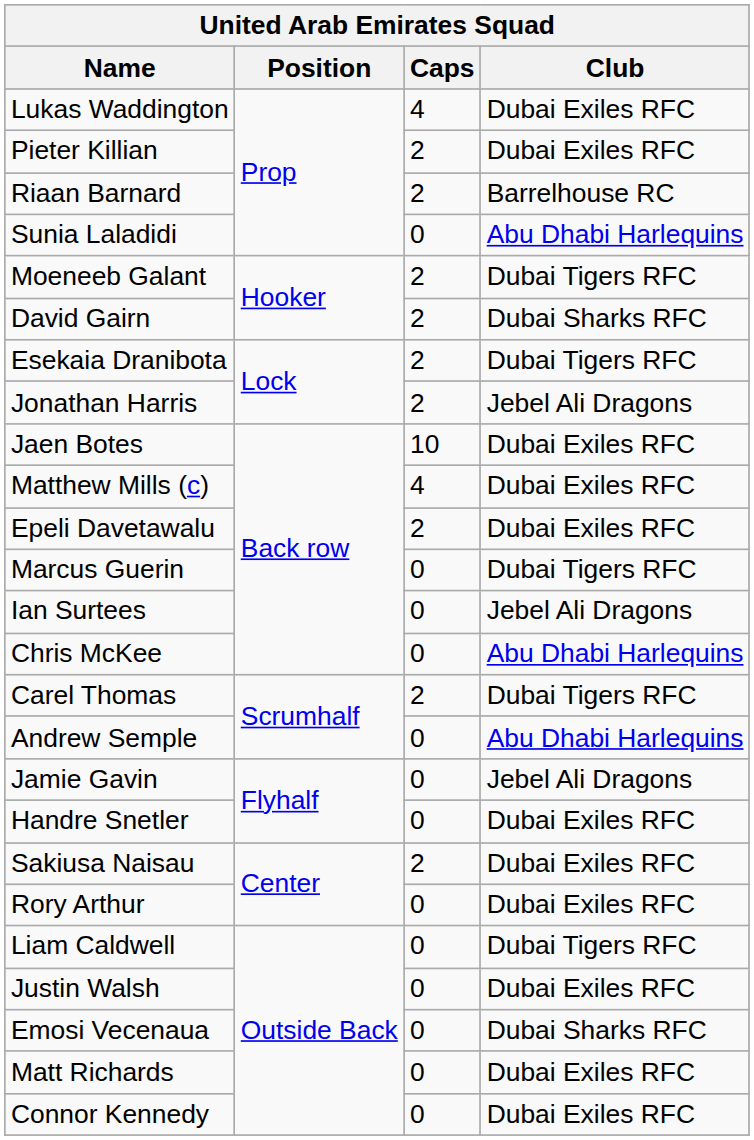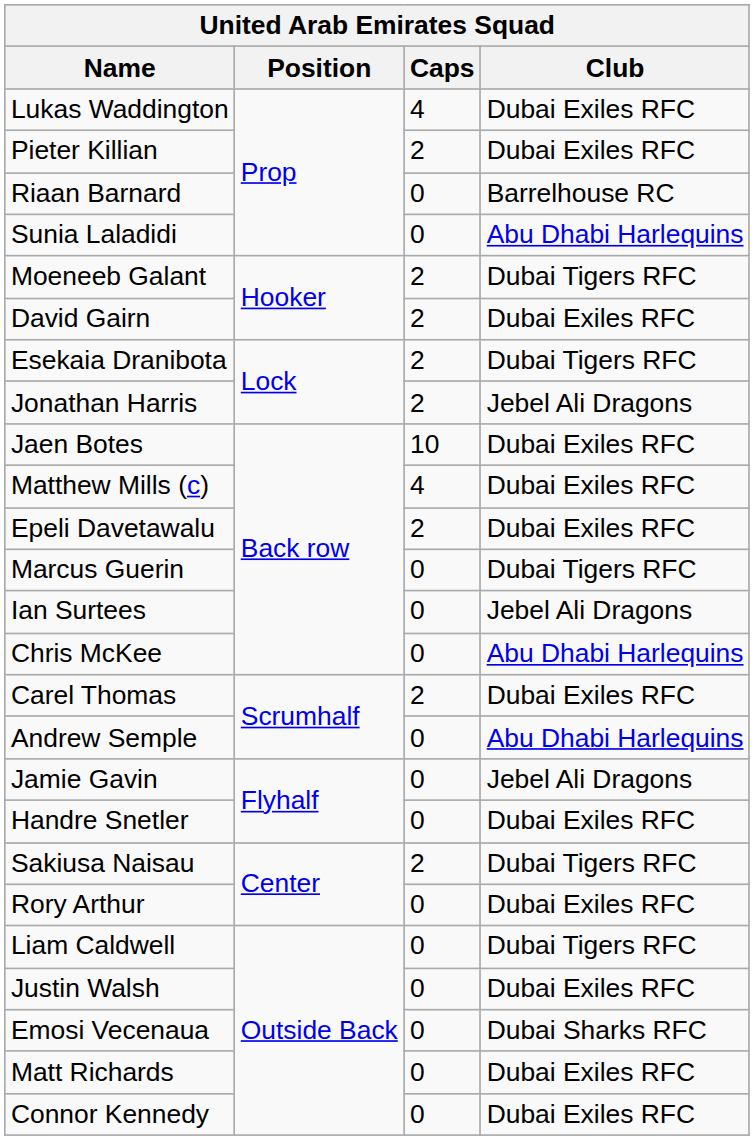(417, 192) 2 -> (417, 192) 0
(597, 318) Dubai Sharks RFC -> (591, 318) Dubai Exiles RFC
(592, 695) Dubai Tigers RFC -> (591, 695) Dubai Exiles RFC
(591, 862) Dubai Exiles RFC -> (592, 862) Dubai Tigers RFC
